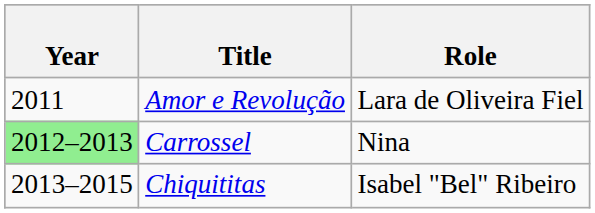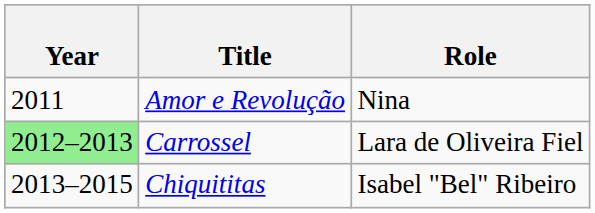(470, 99) Lara de Oliveira Fiel -> (384, 99) Nina
(384, 142) Nina -> (470, 142) Lara de Oliveira Fiel
